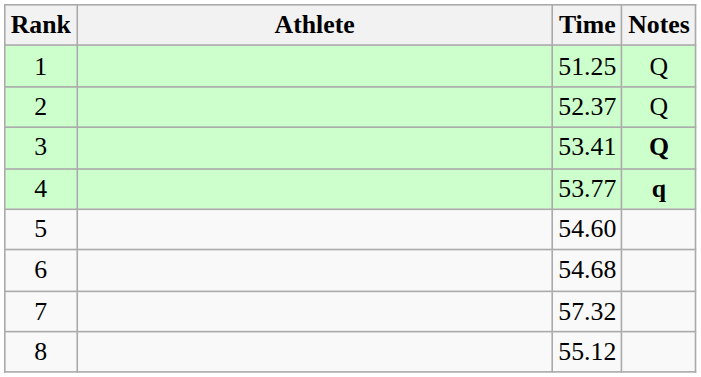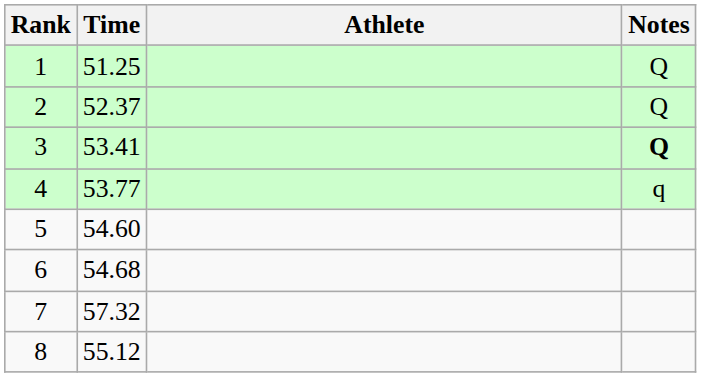columns swapped: (315, 24) <-> (587, 24)
(659, 188) bold -> (659, 188) normal
